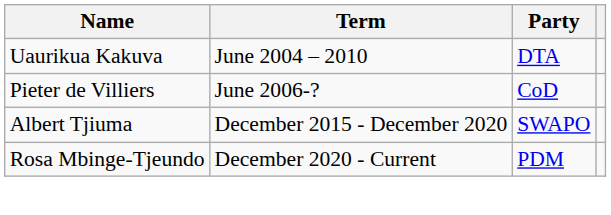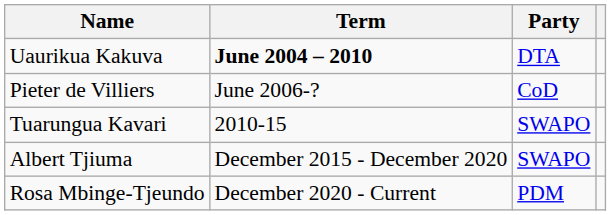(291, 55) normal -> (293, 55) bold
+ row: (88, 124)
